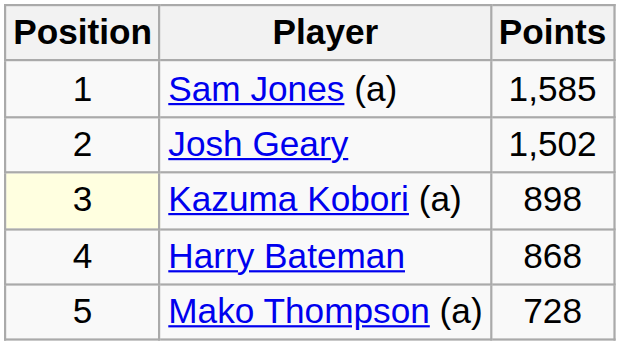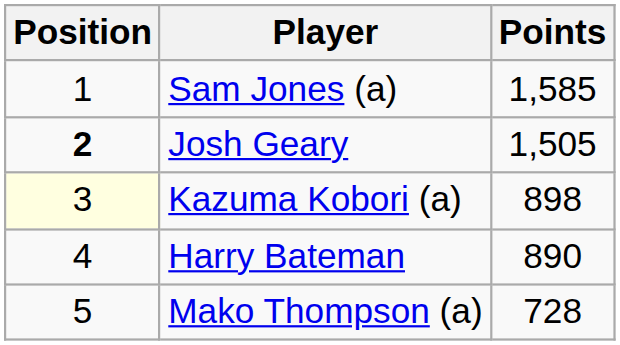(83, 144) normal -> (83, 144) bold
(553, 144) 1,502 -> (553, 144) 1,505
(553, 255) 868 -> (553, 255) 890
